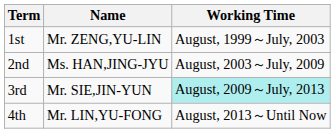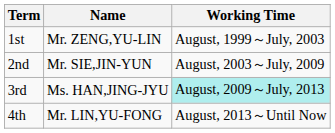(108, 64) Ms. HAN,JING-JYU -> (99, 64) Mr. SIE,JIN-YUN
(99, 90) Mr. SIE,JIN-YUN -> (108, 90) Ms. HAN,JING-JYU
